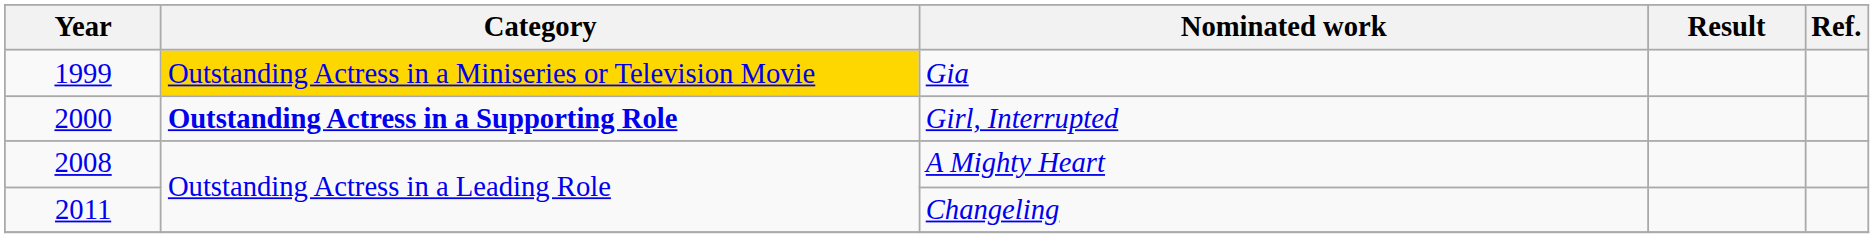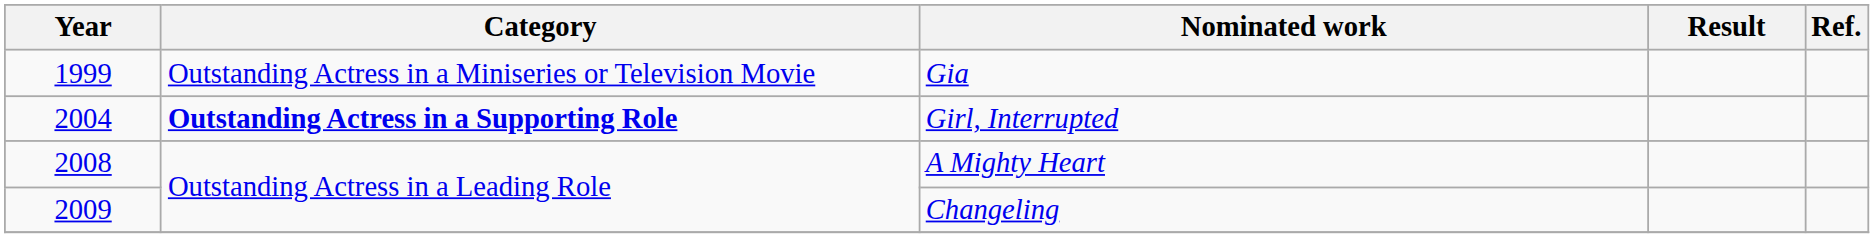(492, 72) gold background -> (492, 72) no background
(83, 118) 2000 -> (83, 118) 2004
(83, 208) 2011 -> (83, 208) 2009
